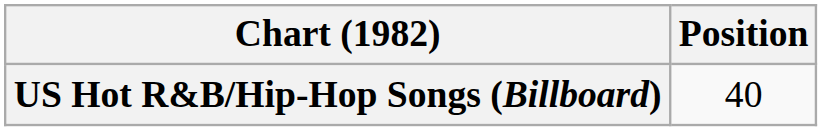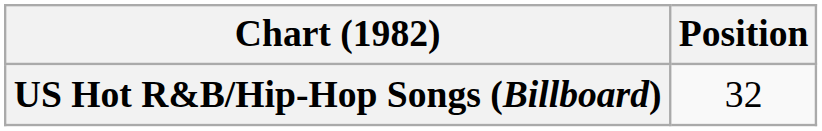(744, 93) 40 -> (744, 93) 32
